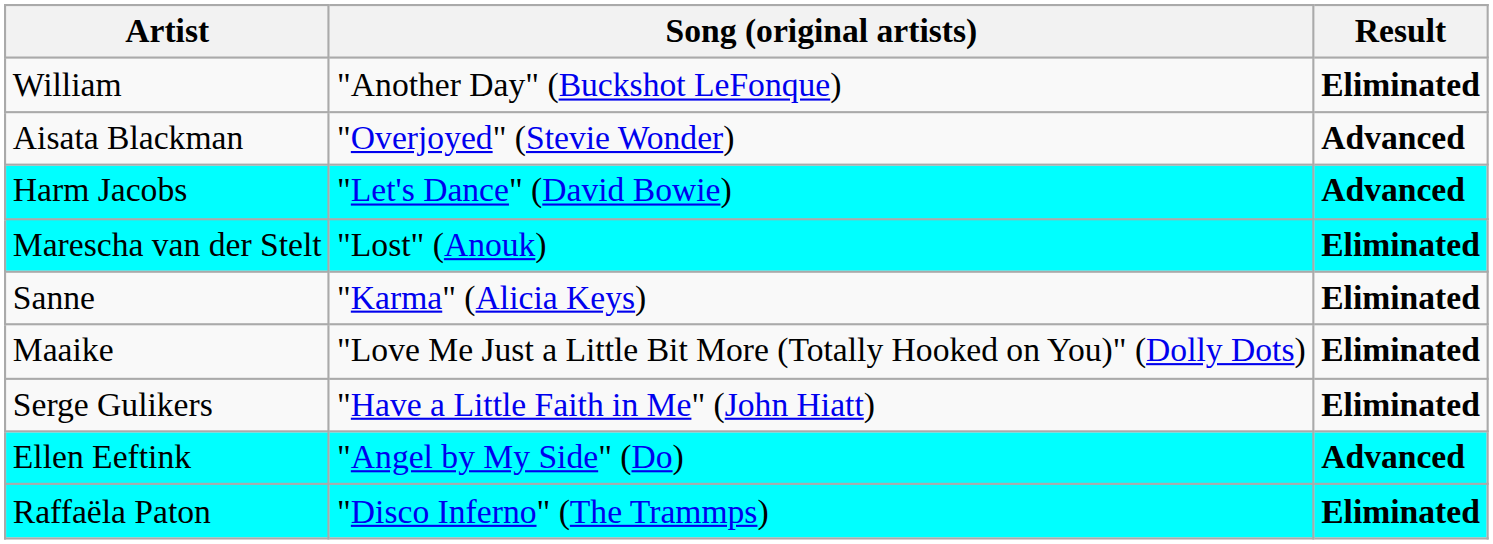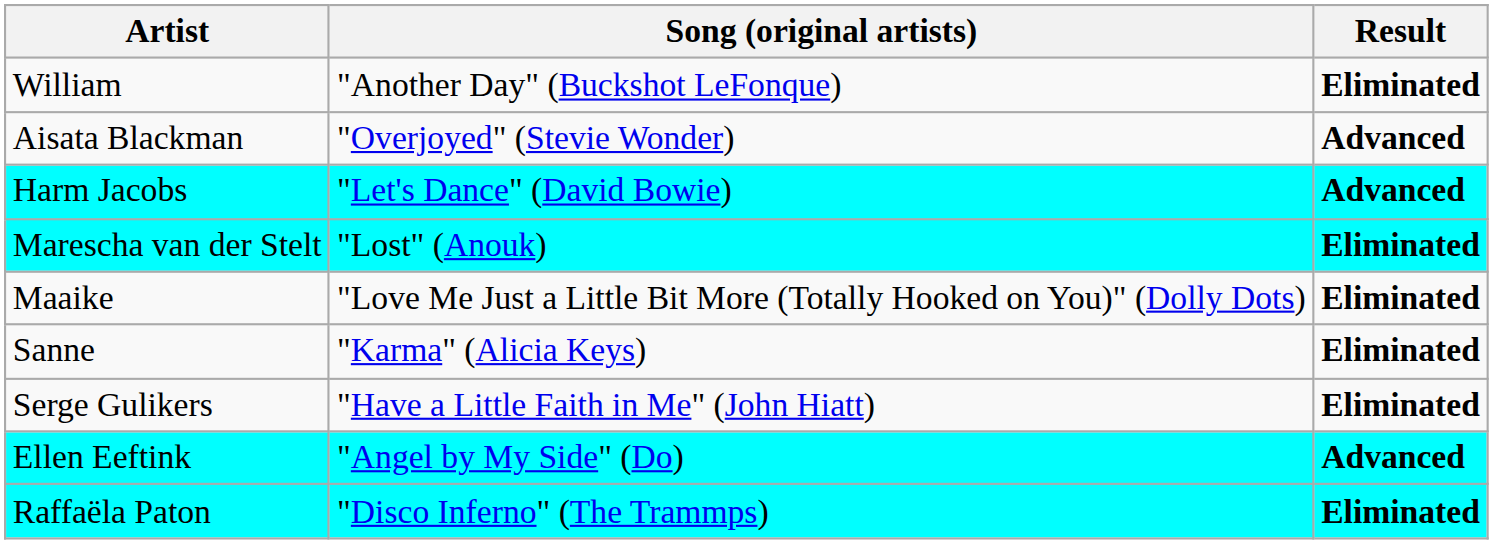rows swapped: (63, 350) <-> (54, 297)
